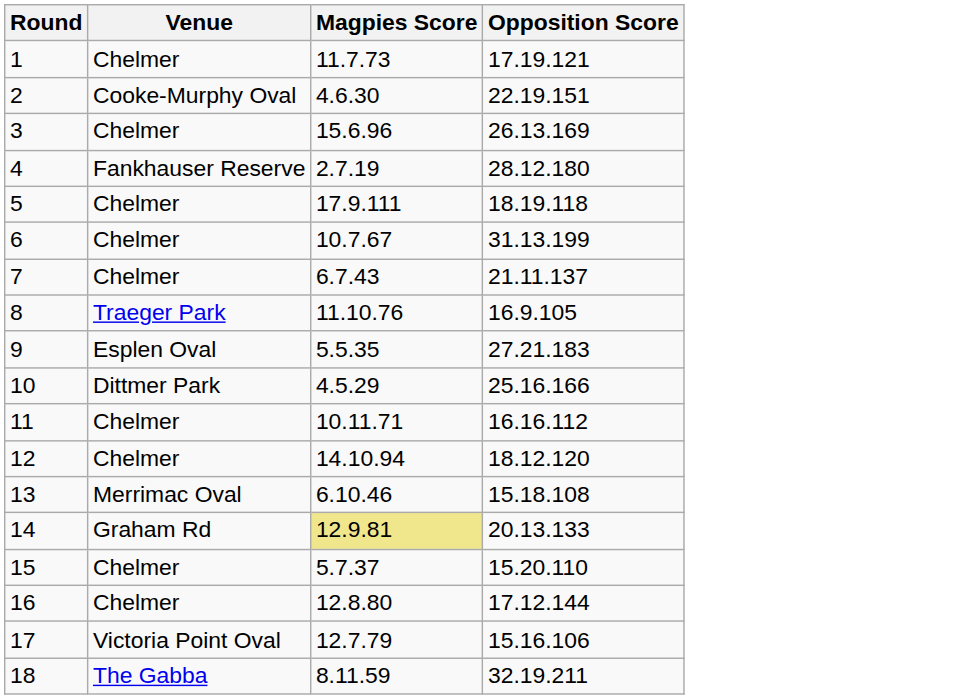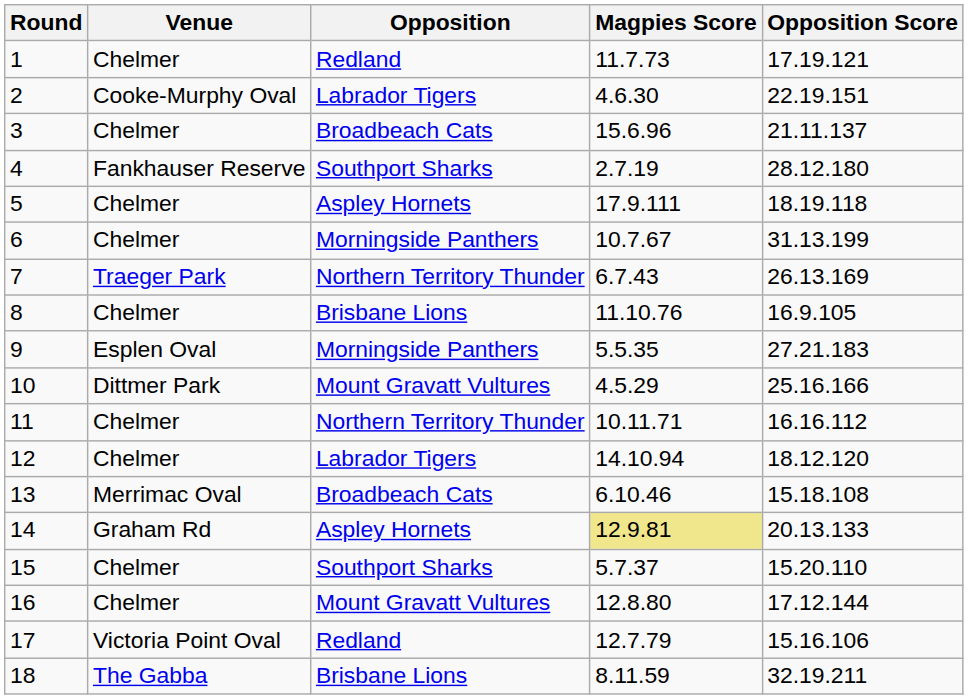+ column: (450, 22)
(539, 131) 26.13.169 -> (817, 131) 21.11.137
(136, 276) Chelmer -> (159, 276) Traeger Park
(538, 276) 21.11.137 -> (818, 276) 26.13.169
(159, 312) Traeger Park -> (136, 312) Chelmer
